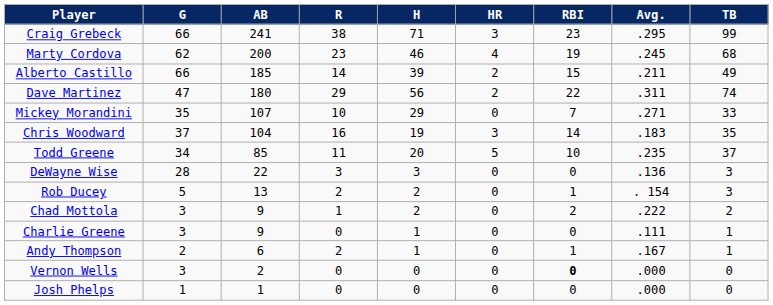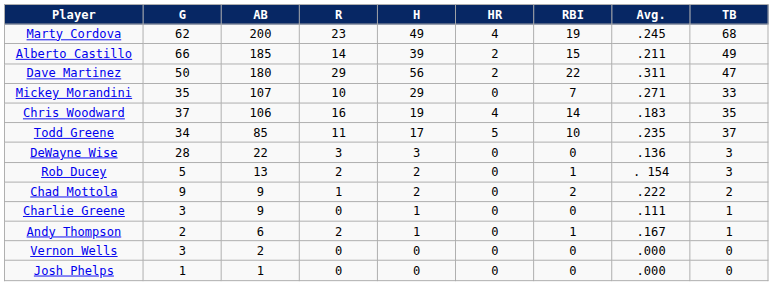- row: (74, 34)
(417, 54) 46 -> (417, 34) 49
(182, 93) 47 -> (182, 73) 50
(729, 93) 74 -> (729, 73) 47
(261, 133) 104 -> (261, 113) 106
(495, 133) 3 -> (495, 113) 4
(417, 152) 20 -> (417, 133) 17
(182, 211) 3 -> (182, 192) 9
(573, 270) bold -> (573, 251) normal
